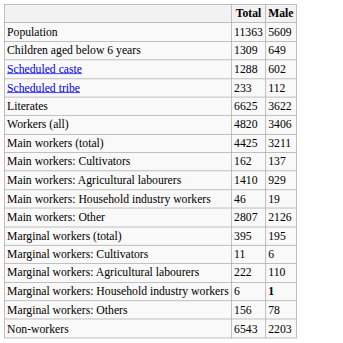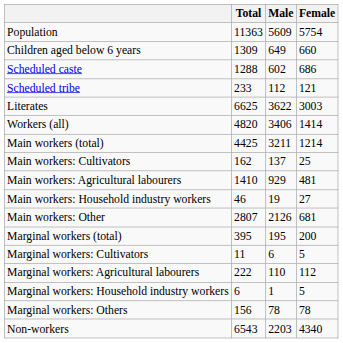+ column: (317, 13)
(271, 291) bold -> (271, 291) normal
